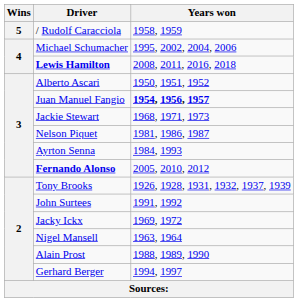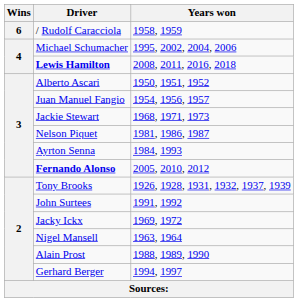(19, 30) 5 -> (19, 30) 6
(171, 99) bold -> (171, 99) normal
